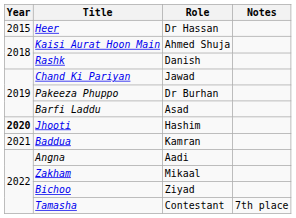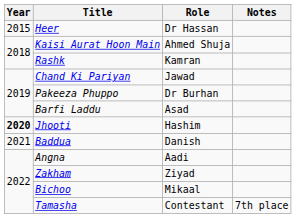(183, 61) Danish -> (183, 61) Kamran
(183, 141) Kamran -> (183, 141) Danish
(183, 173) Mikaal -> (180, 173) Ziyad
(180, 190) Ziyad -> (183, 190) Mikaal
